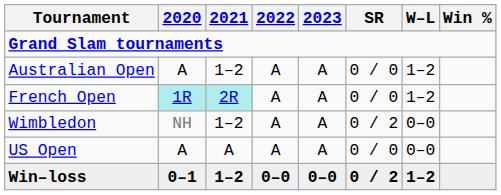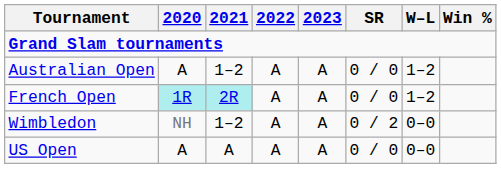- row: (48, 177)
